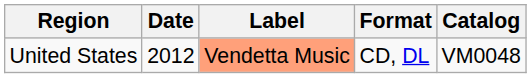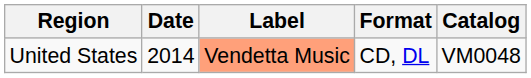(171, 55) 2012 -> (171, 55) 2014
